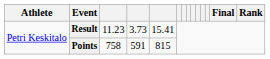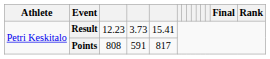(113, 29) 11.23 -> (113, 29) 12.23
(113, 46) 758 -> (113, 46) 808
(163, 46) 815 -> (163, 46) 817
